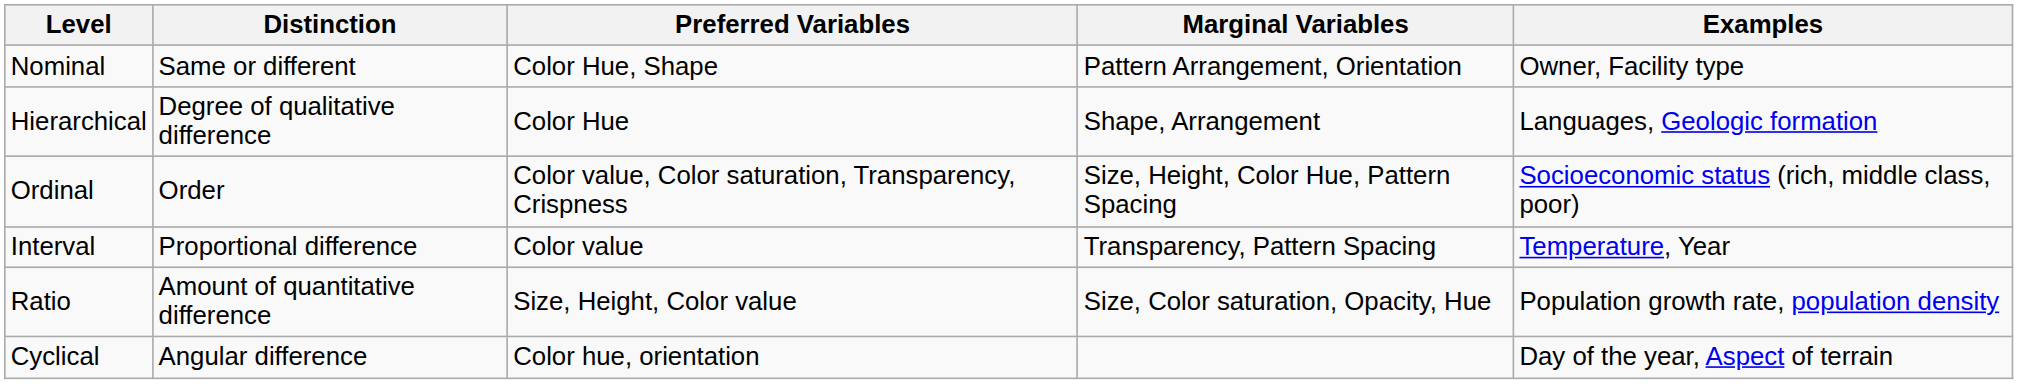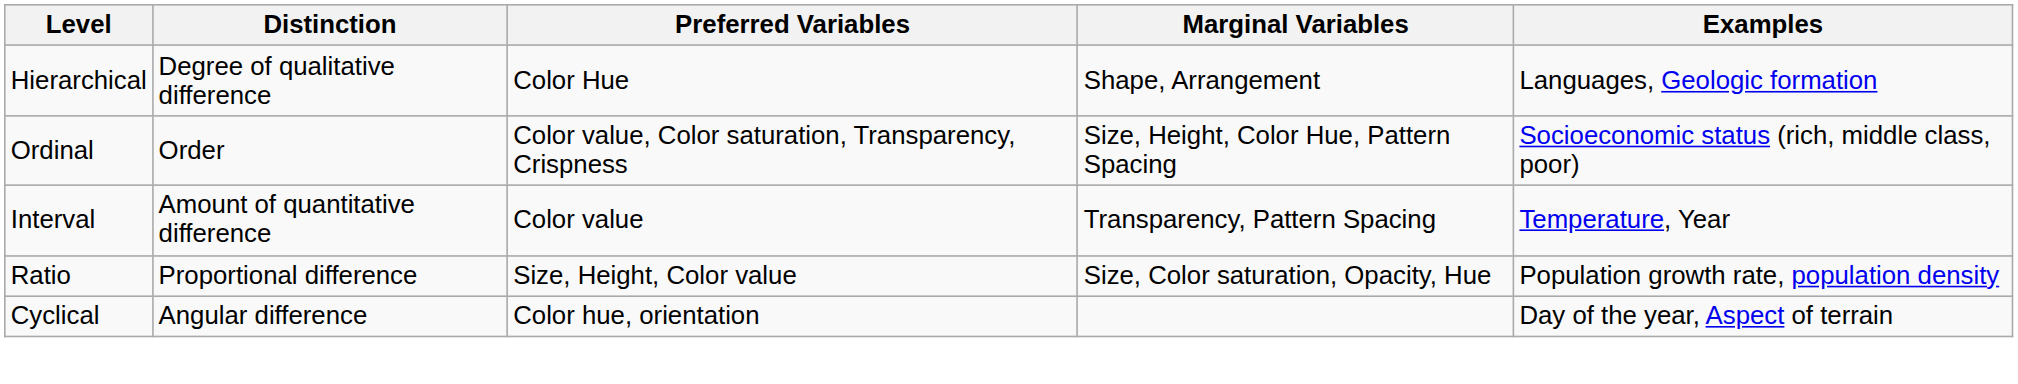- row: (58, 65)
(288, 246) Proportional difference -> (287, 219) Amount of quantitative difference
(287, 301) Amount of quantitative difference -> (288, 275) Proportional difference
